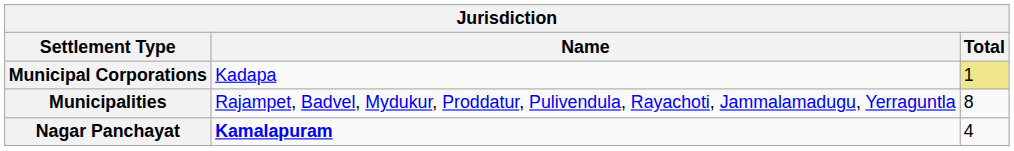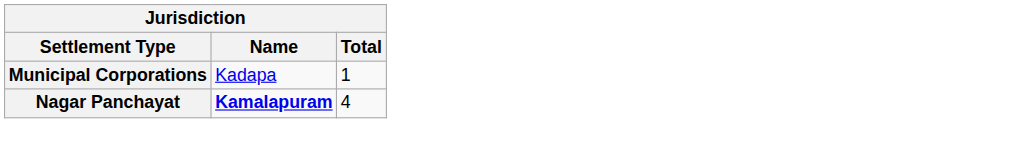(969, 74) khaki background -> (346, 74) no background
- row: (108, 103)
